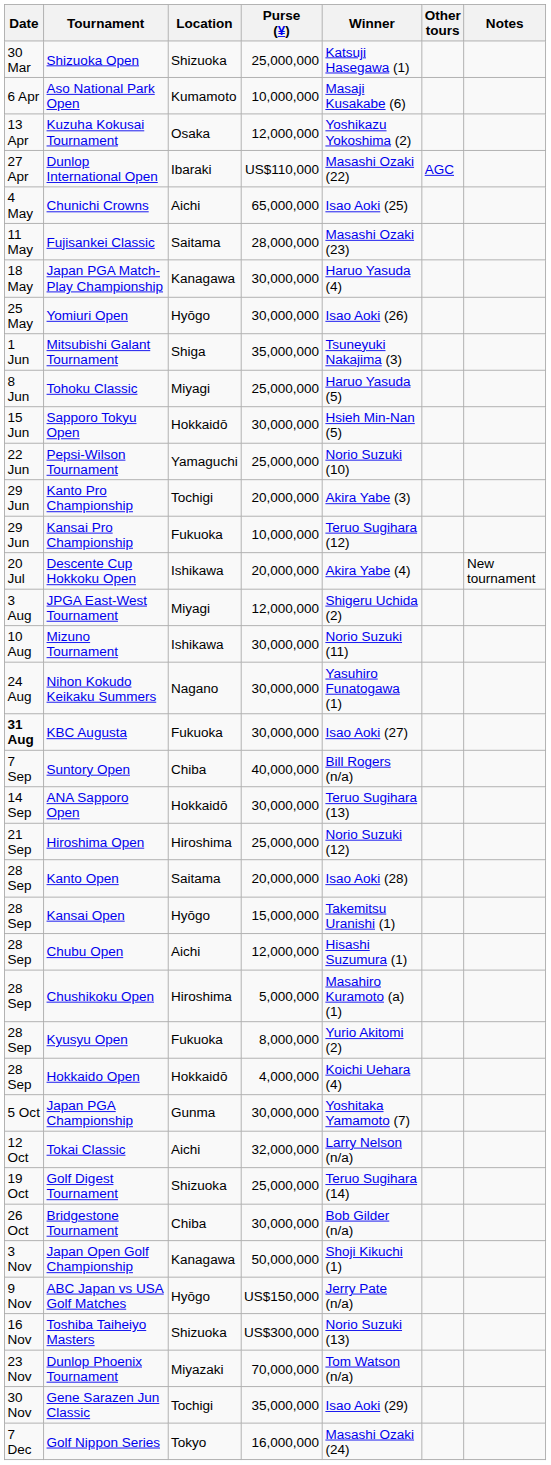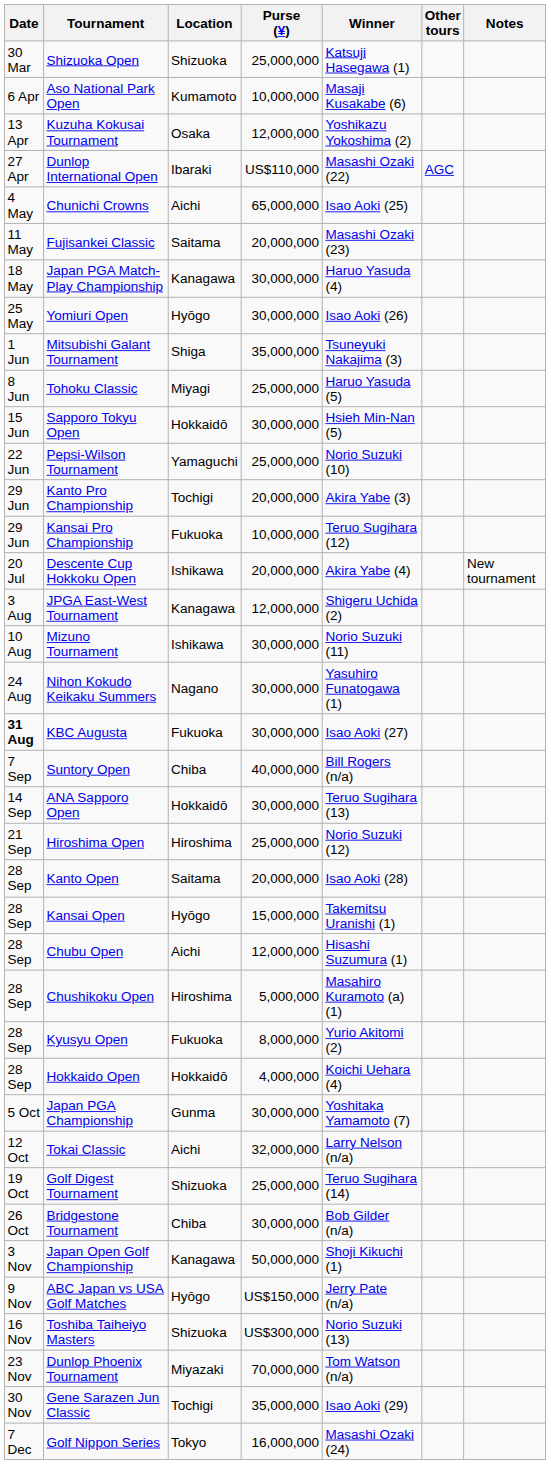(285, 242) 28,000,000 -> (285, 242) 20,000,000
(191, 608) Miyagi -> (203, 608) Kanagawa
